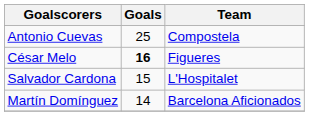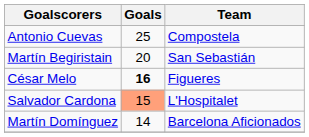+ row: (60, 57)
(143, 79) no background -> (143, 100) lightsalmon background
